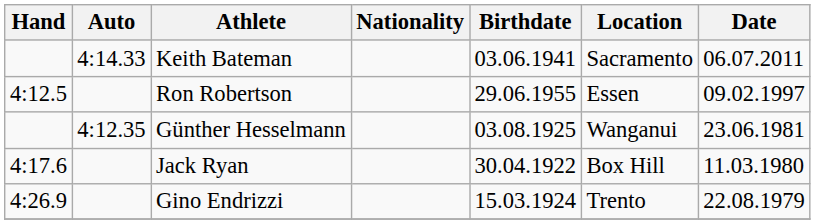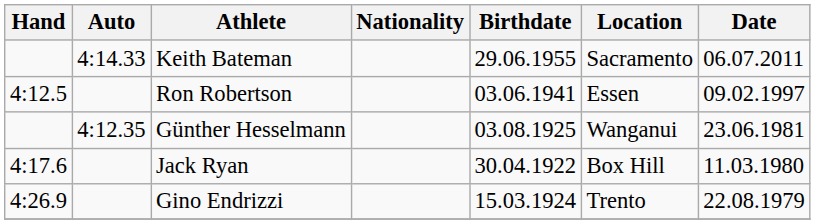(525, 58) 03.06.1941 -> (525, 58) 29.06.1955
(525, 93) 29.06.1955 -> (525, 93) 03.06.1941
